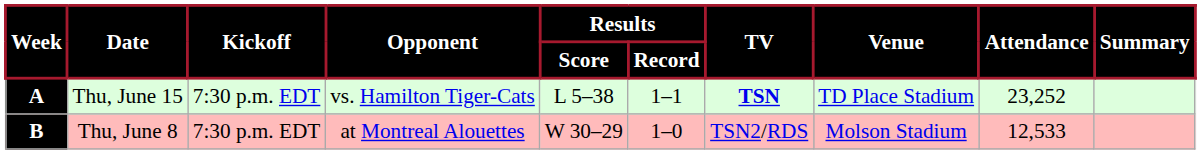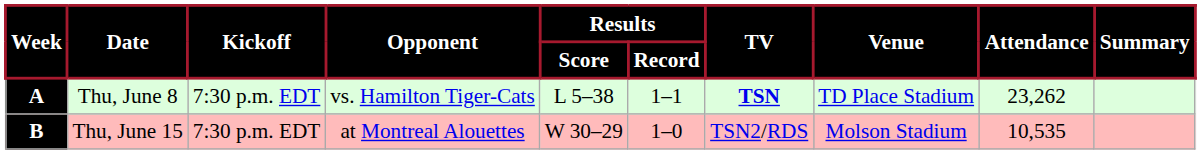(128, 96) Thu, June 15 -> (128, 96) Thu, June 8
(1037, 96) 23,252 -> (1037, 96) 23,262
(128, 131) Thu, June 8 -> (128, 131) Thu, June 15
(1037, 131) 12,533 -> (1037, 131) 10,535
